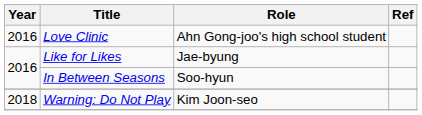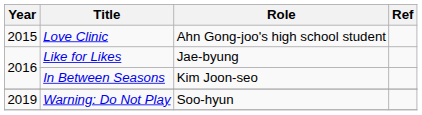(22, 36) 2016 -> (22, 36) 2015
(205, 78) Soo-hyun -> (217, 78) Kim Joon-seo
(22, 99) 2018 -> (22, 99) 2019
(217, 99) Kim Joon-seo -> (205, 99) Soo-hyun
